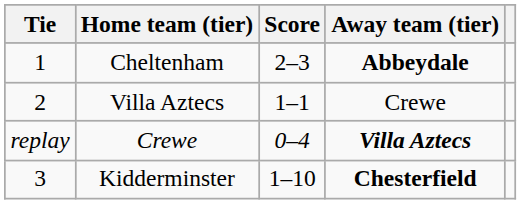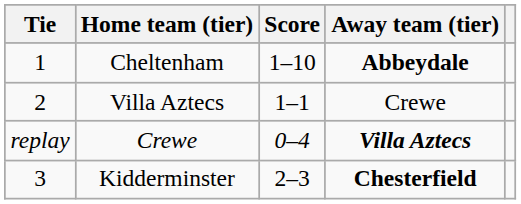(292, 62) 2–3 -> (292, 62) 1–10
(292, 178) 1–10 -> (292, 178) 2–3
